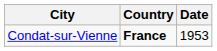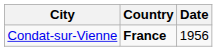(194, 35) 1953 -> (194, 35) 1956
